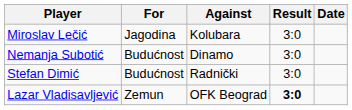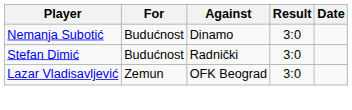- row: (47, 34)
(292, 94) bold -> (292, 74) normal
